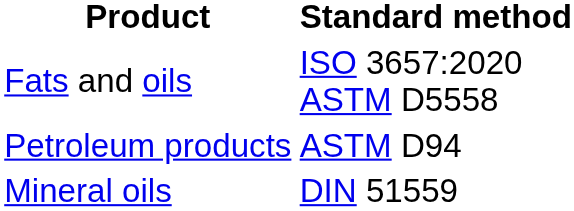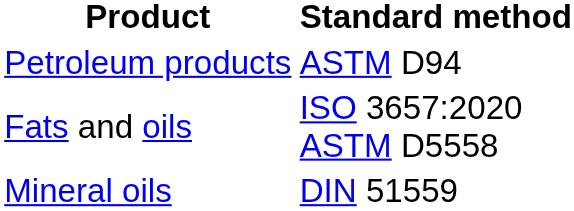rows swapped: (98, 81) <-> (148, 145)
